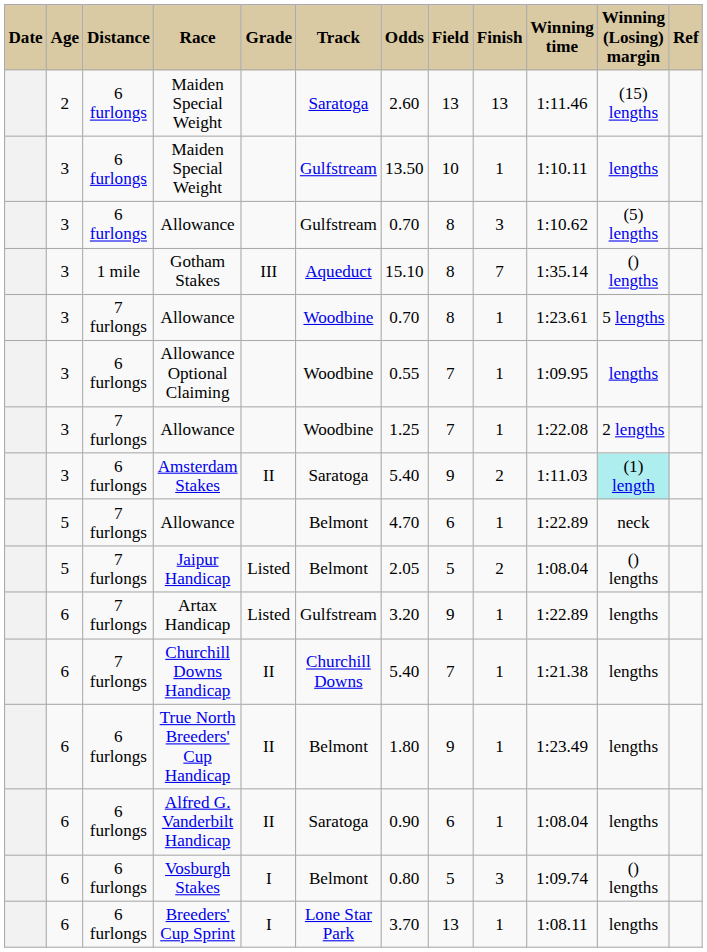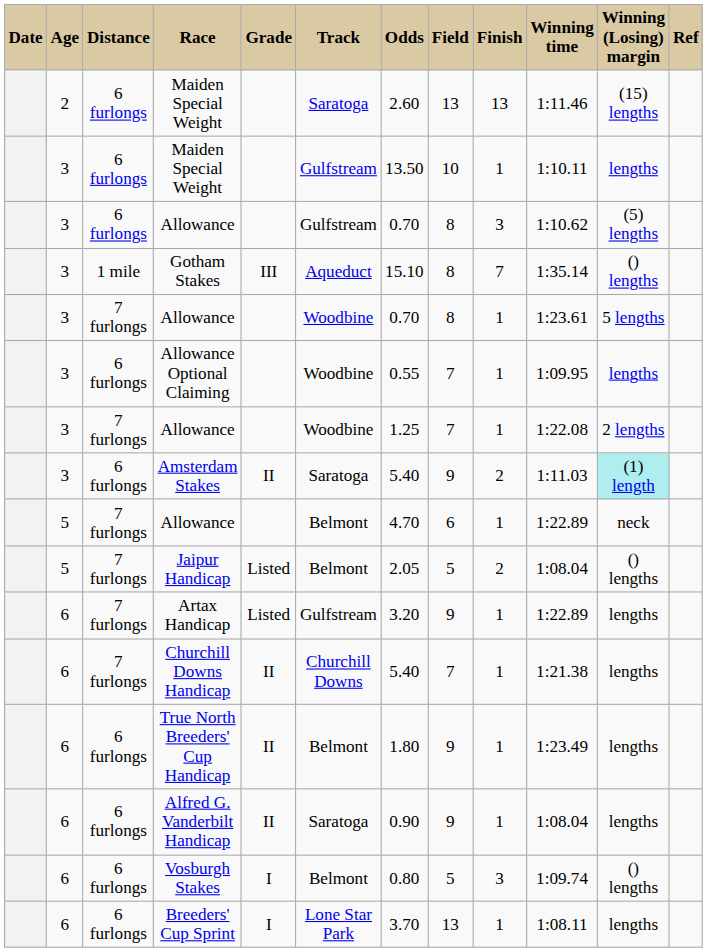(450, 821) 6 -> (450, 821) 9
